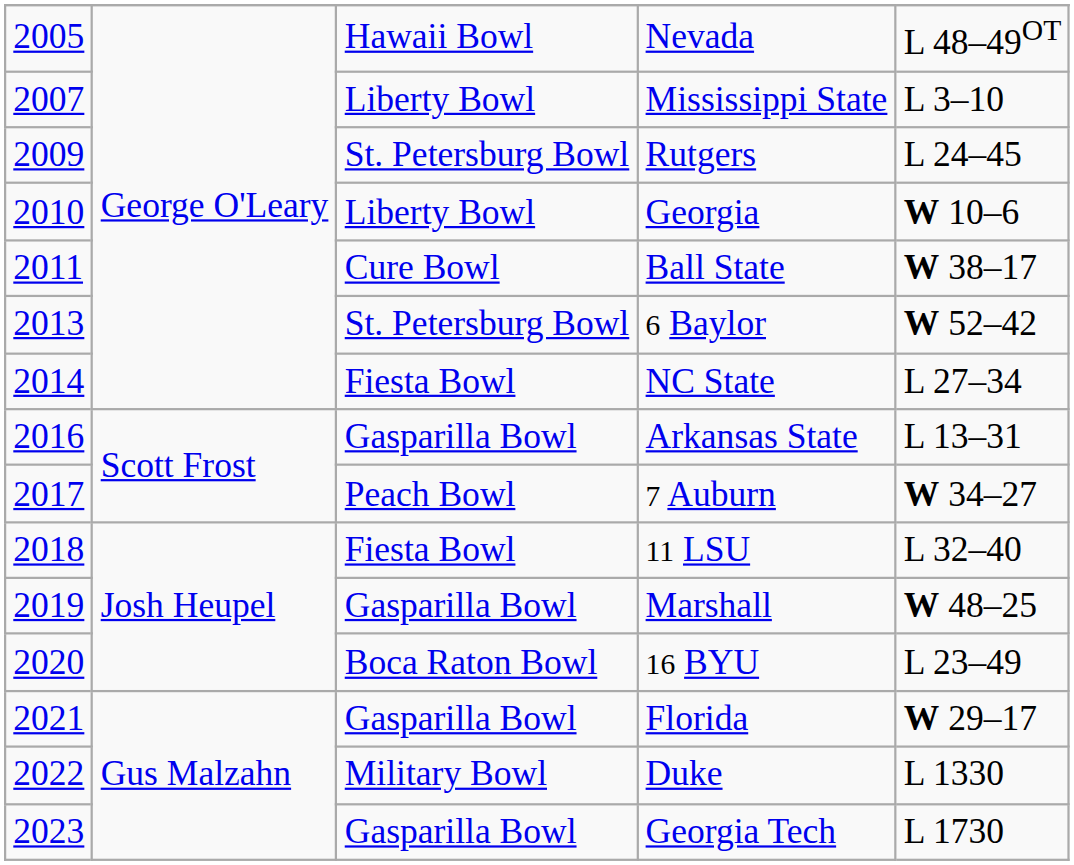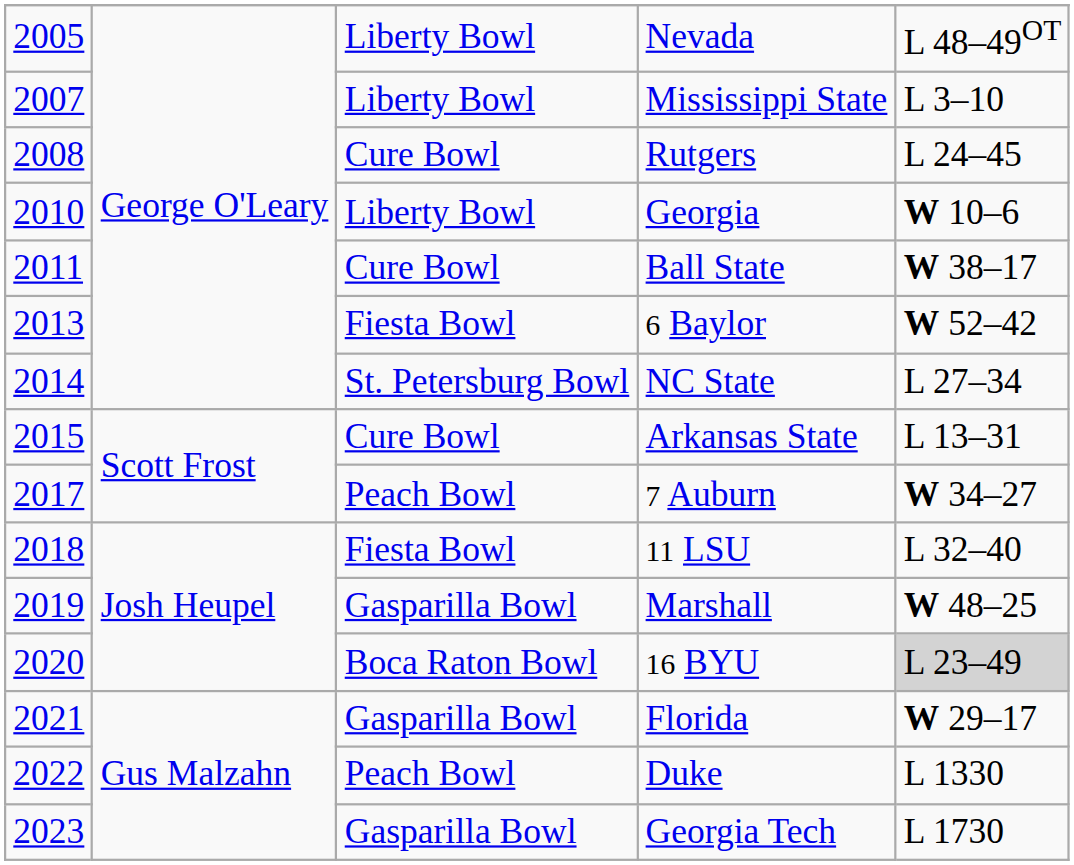(439, 37) Hawaii Bowl -> (440, 37) Liberty Bowl
(49, 154) 2009 -> (49, 154) 2008
(487, 154) St. Petersburg Bowl -> (422, 154) Cure Bowl
(487, 323) St. Petersburg Bowl -> (430, 323) Fiesta Bowl
(430, 380) Fiesta Bowl -> (487, 380) St. Petersburg Bowl
(49, 436) 2016 -> (49, 436) 2015
(461, 436) Gasparilla Bowl -> (422, 436) Cure Bowl
(963, 661) no background -> (963, 661) lightgrey background
(446, 774) Military Bowl -> (430, 774) Peach Bowl
